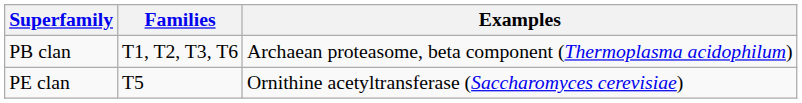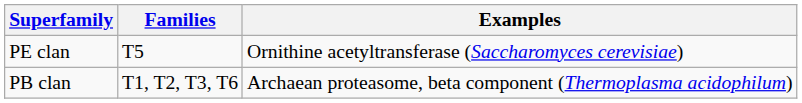rows swapped: (40, 51) <-> (39, 82)
